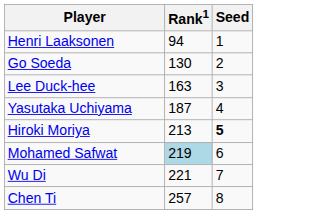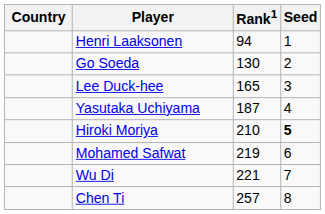+ column: (38, 17)
(180, 86) 163 -> (248, 86) 165
(180, 131) 213 -> (248, 131) 210
(180, 153) lightblue background -> (248, 153) no background
